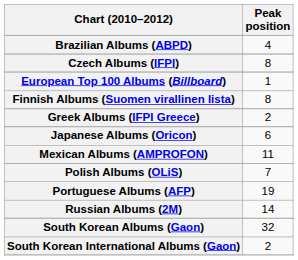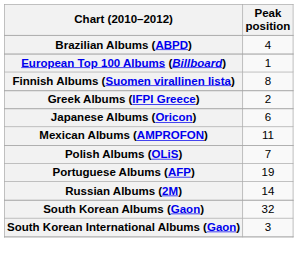- row: (124, 63)
(268, 245) 2 -> (268, 227) 3
